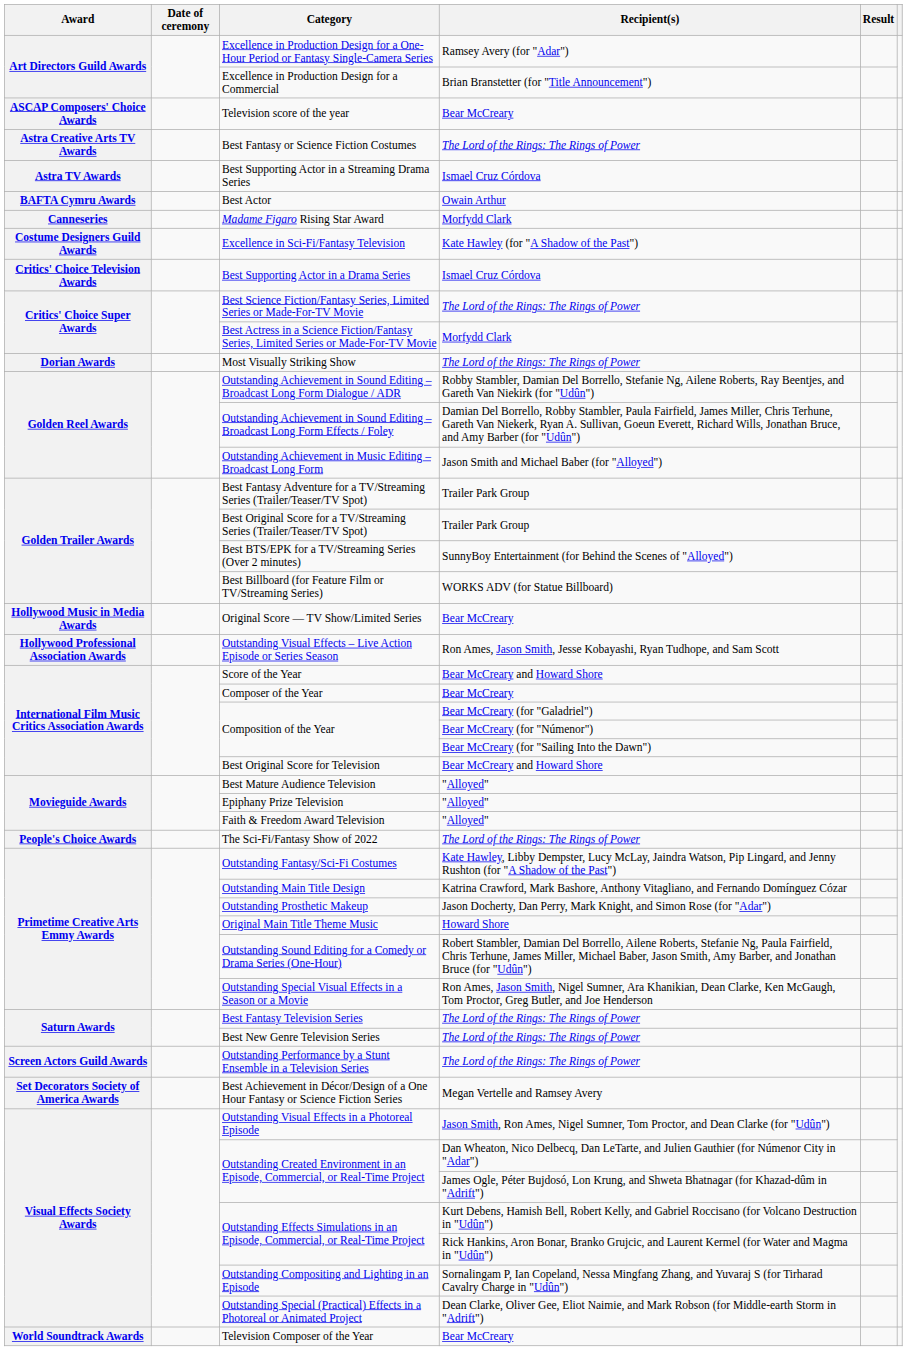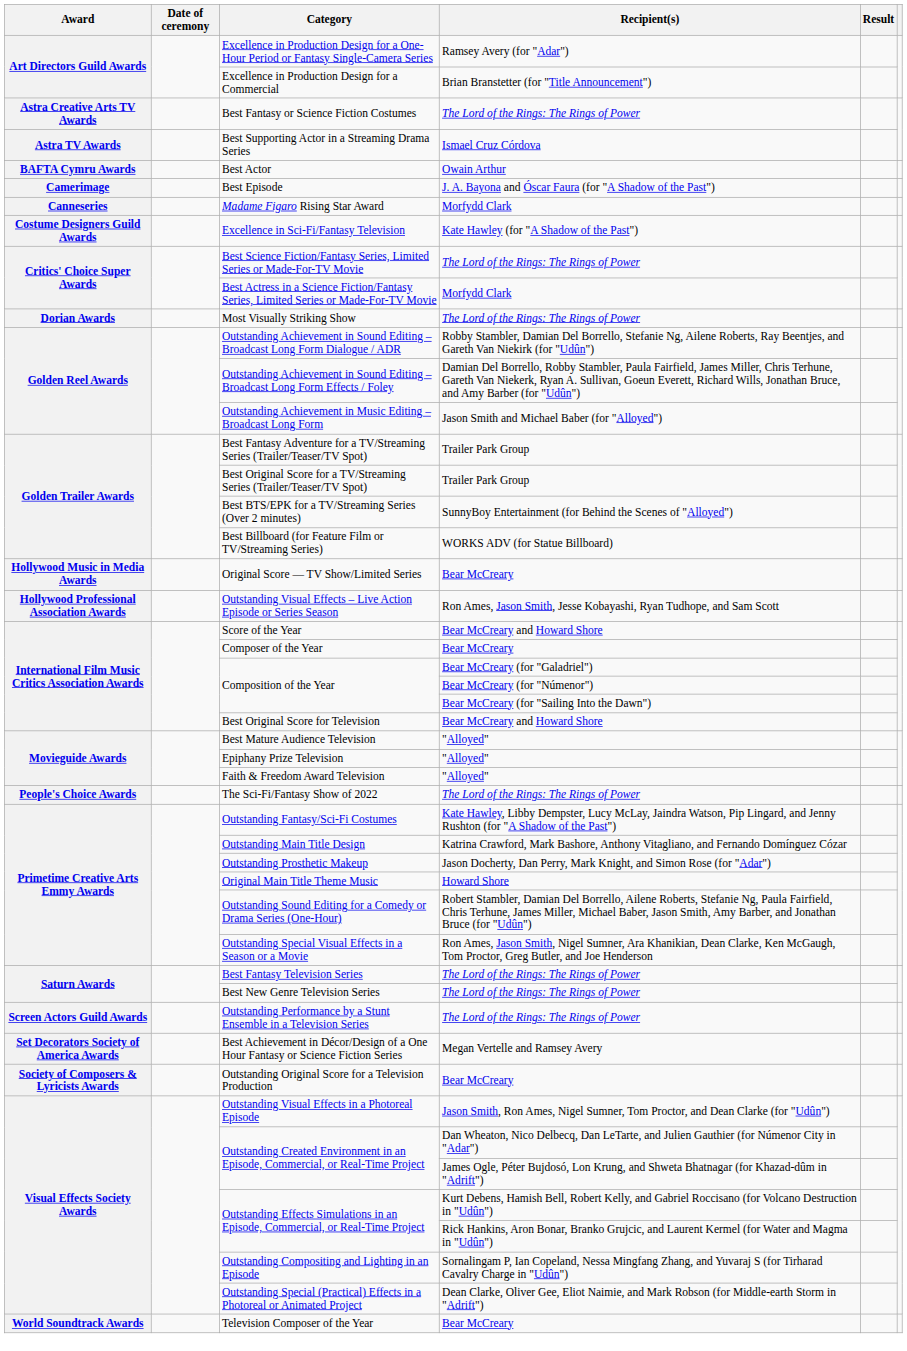- row: (286, 113)
+ row: (252, 188)
- row: (316, 275)
+ row: (323, 1080)
